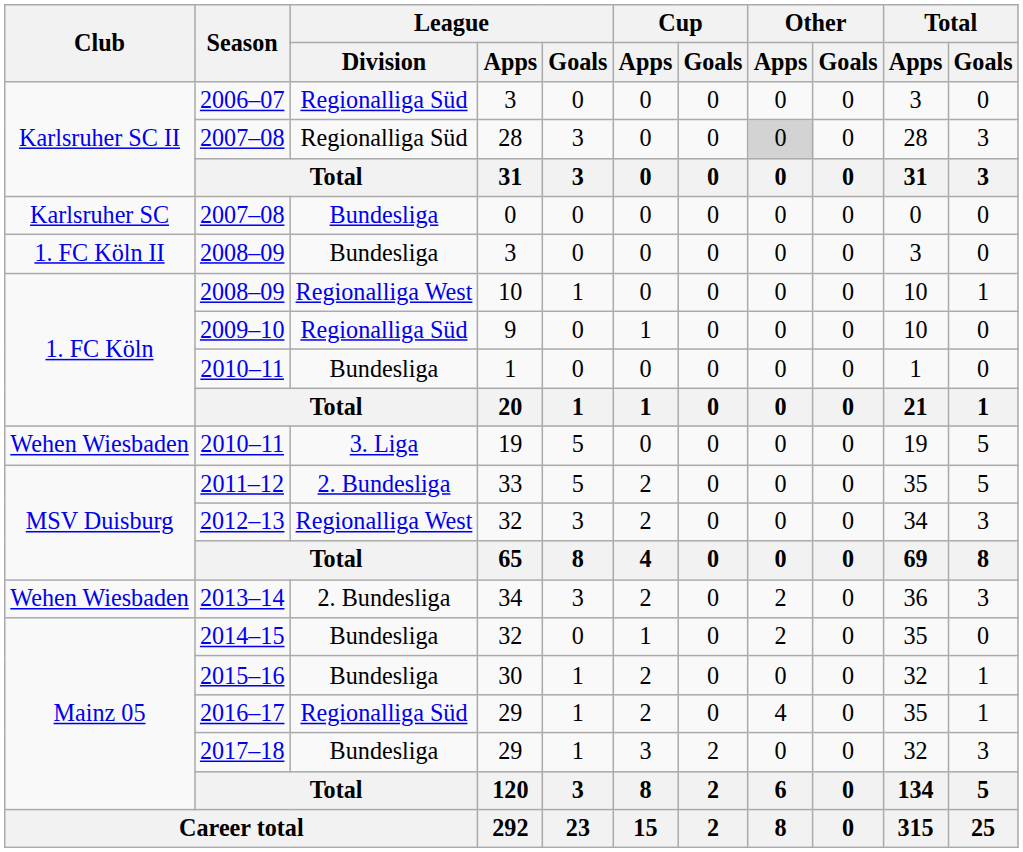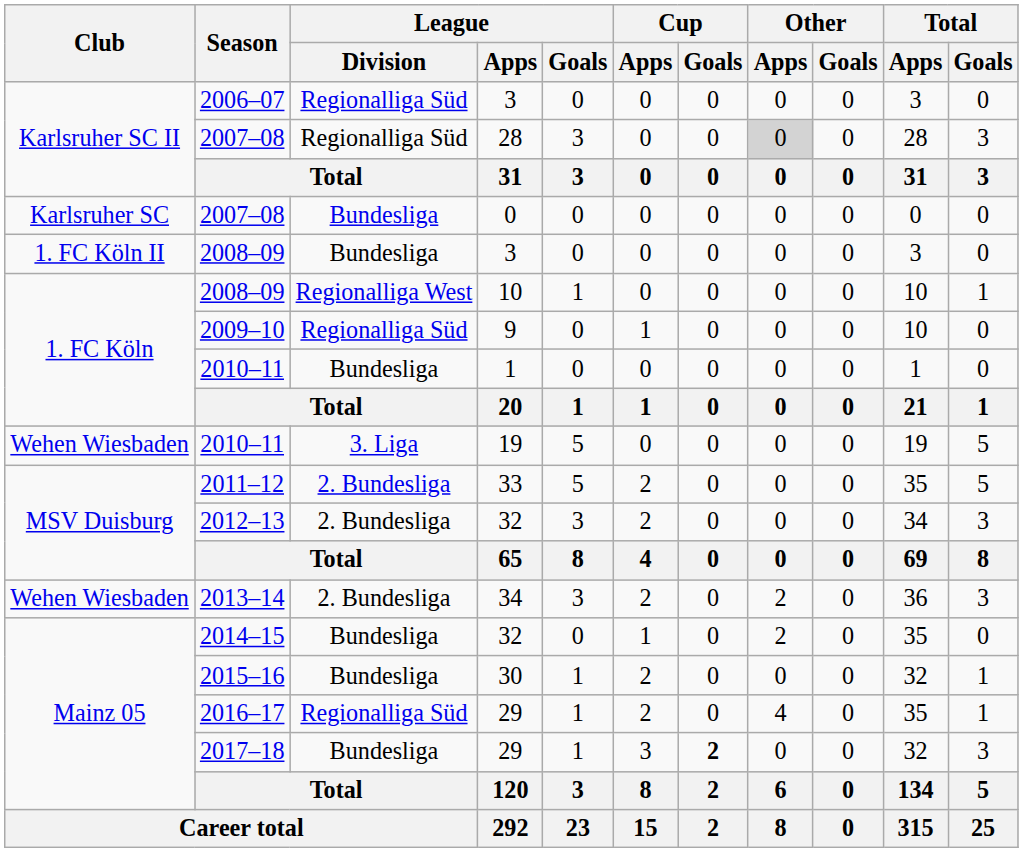(384, 521) Regionalliga West -> (384, 521) 2. Bundesliga
(713, 751) normal -> (713, 751) bold
